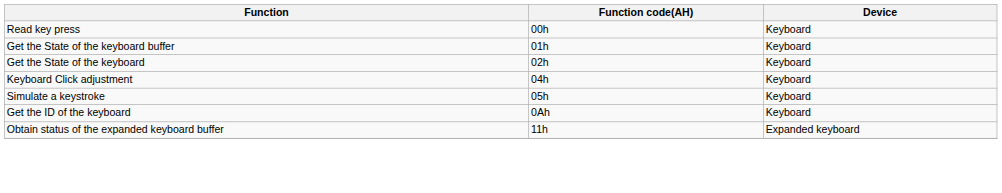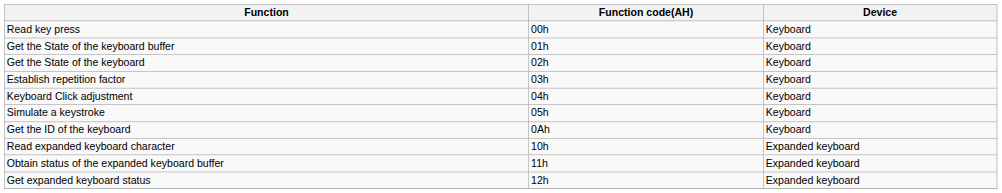+ row: (66, 79)
+ row: (91, 146)
+ row: (79, 180)
